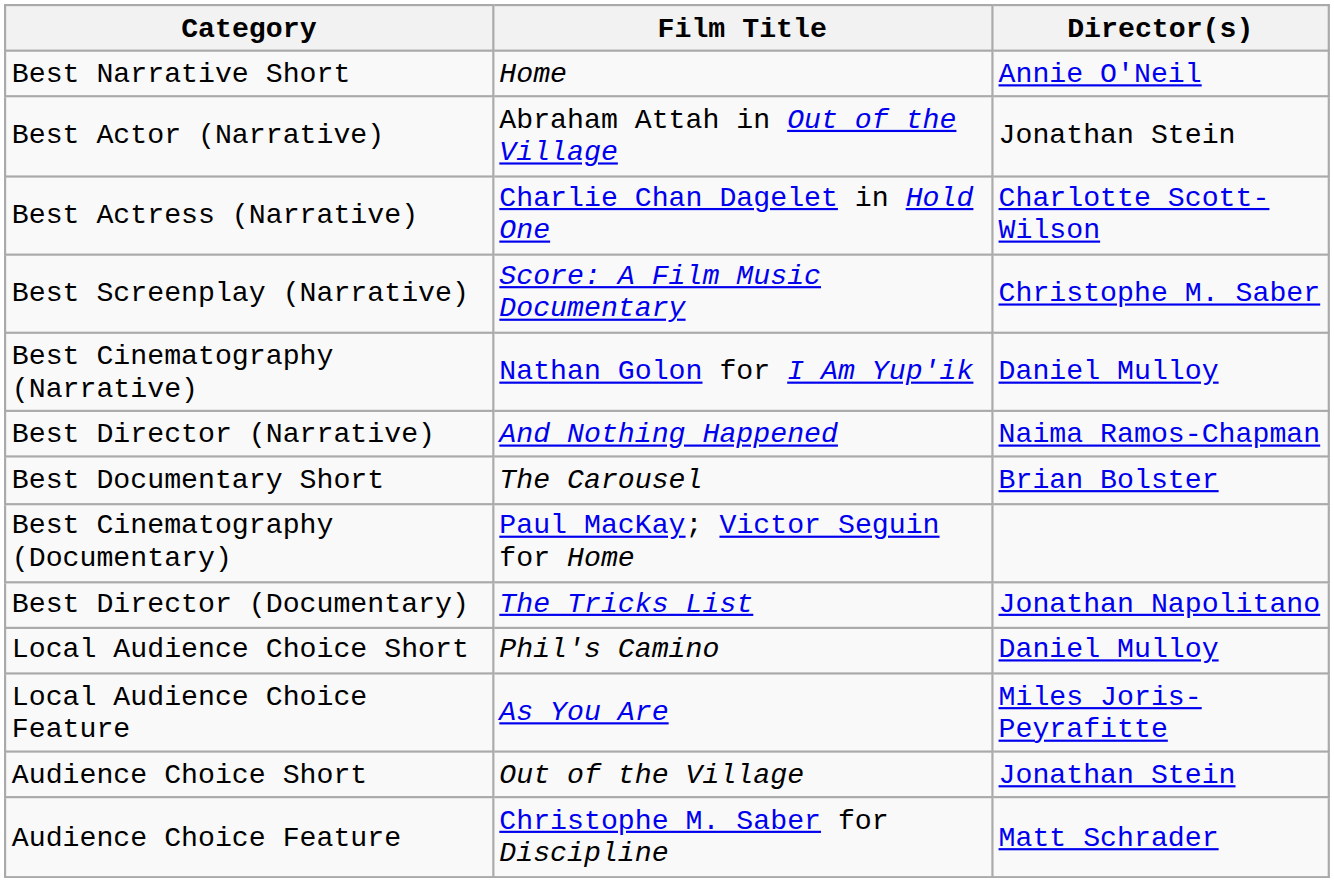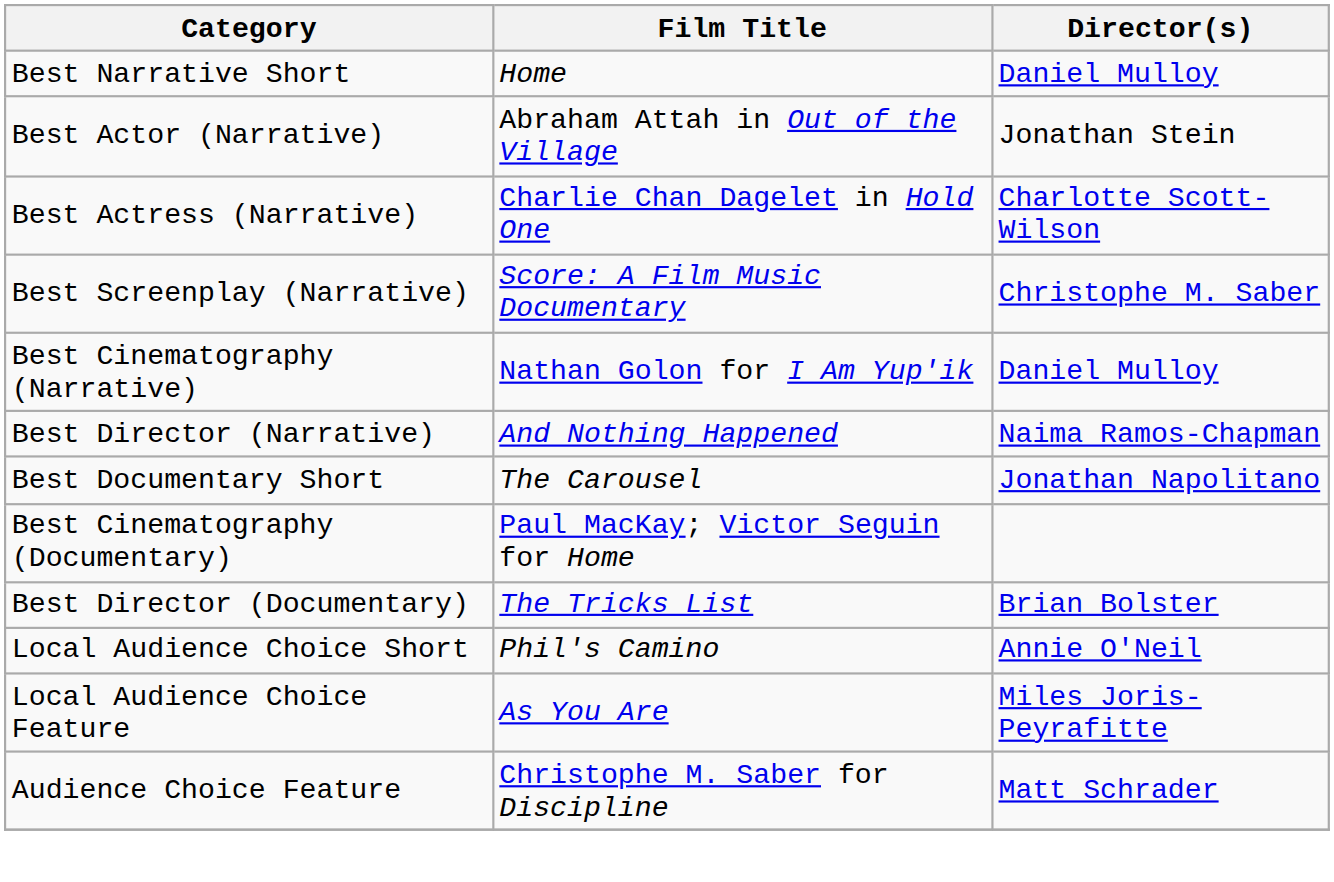(1100, 74) Annie O'Neil -> (1109, 74) Daniel Mulloy
(1109, 480) Brian Bolster -> (1159, 480) Jonathan Napolitano
(1159, 605) Jonathan Napolitano -> (1109, 605) Brian Bolster
(1109, 651) Daniel Mulloy -> (1100, 651) Annie O'Neil
- row: (190, 775)
